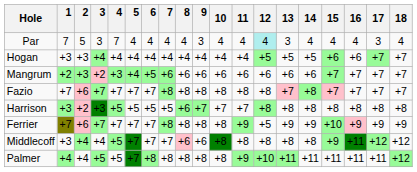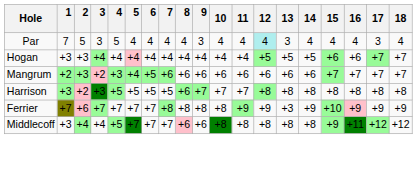(116, 41) 7 -> (116, 41) 5
(133, 58) no background -> (133, 58) pink background
- row: (20, 91)
(265, 125) +5 -> (265, 108) +9
(288, 125) +9 -> (287, 108) +3
- row: (23, 158)
